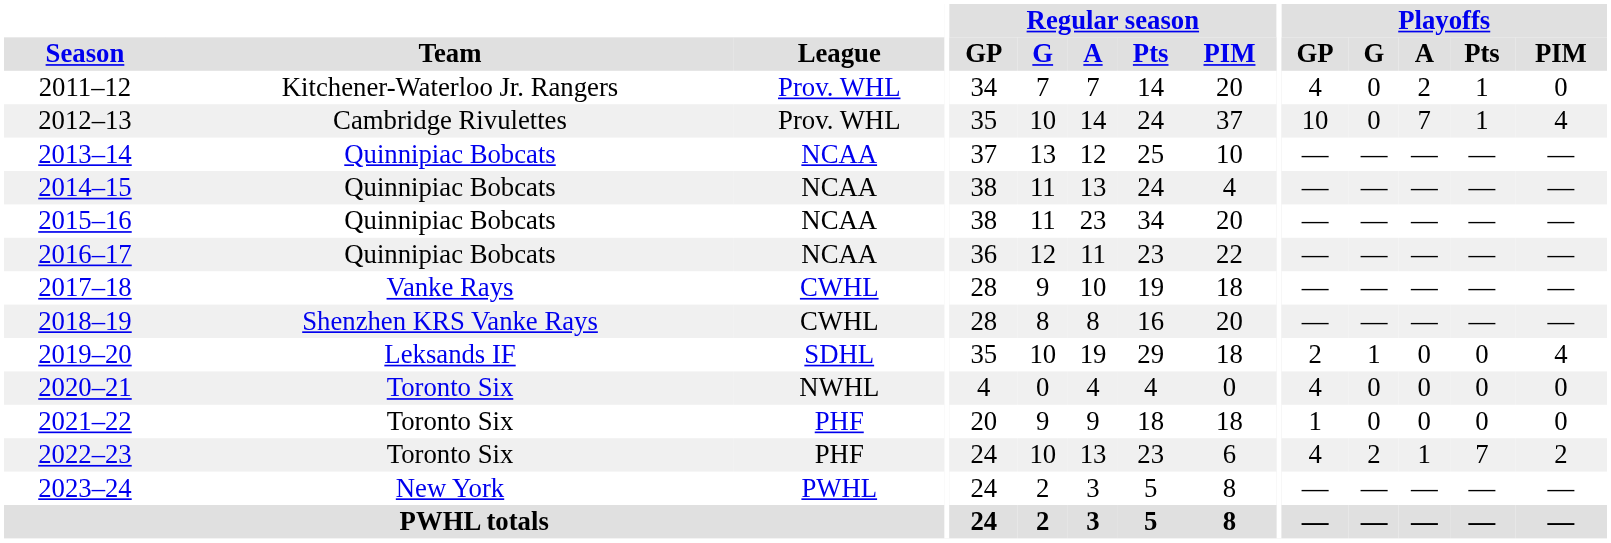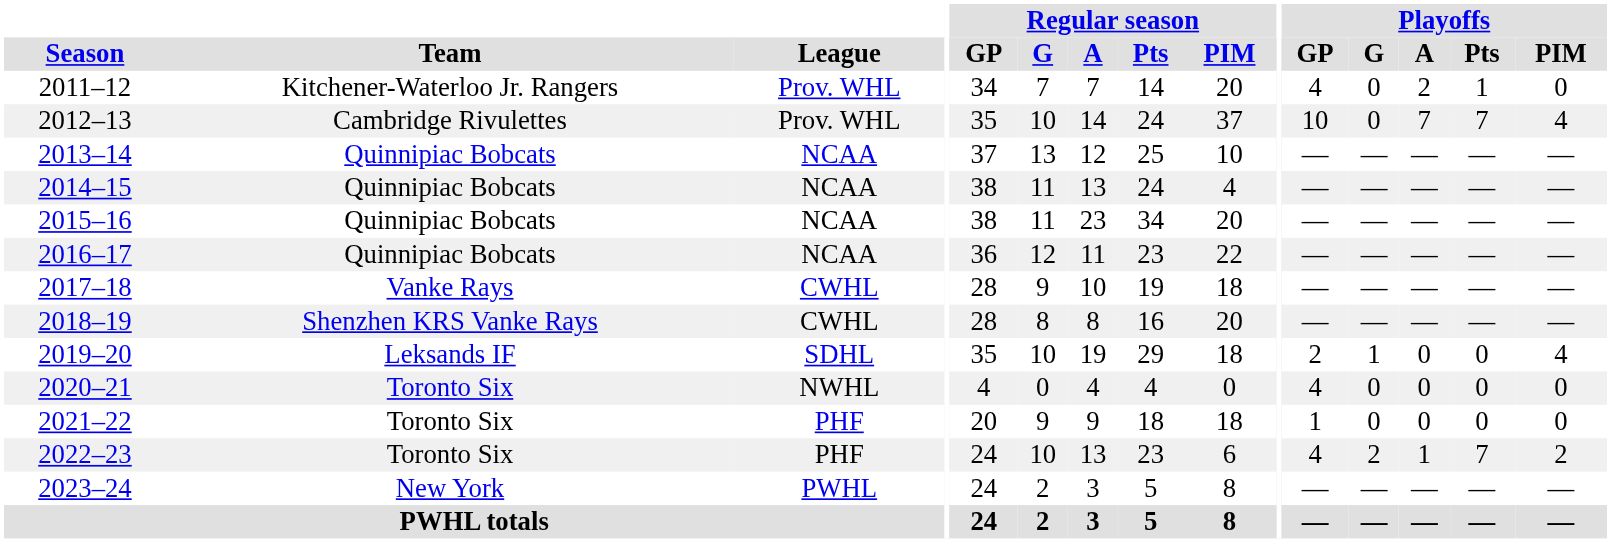(1482, 120) 1 -> (1482, 120) 7
